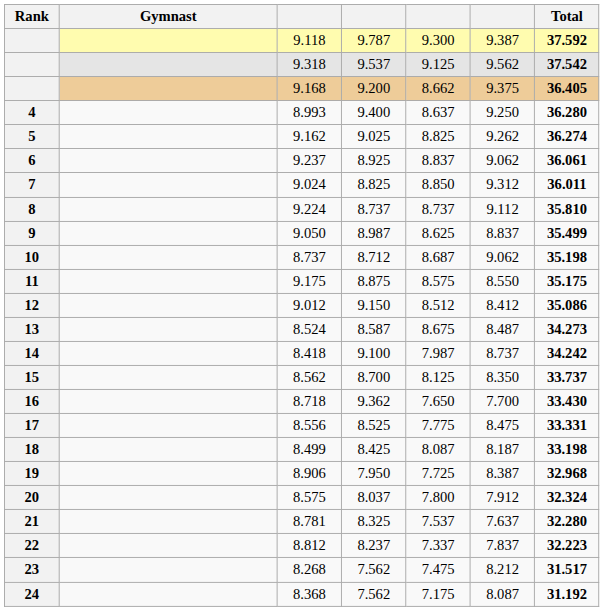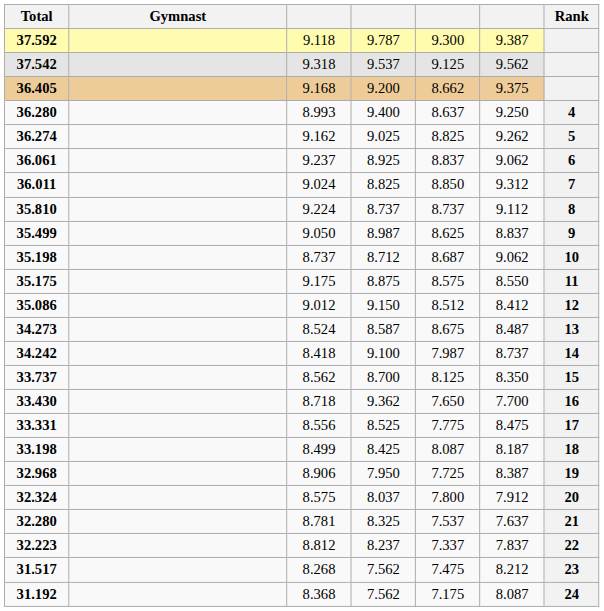columns swapped: (32, 16) <-> (567, 16)
